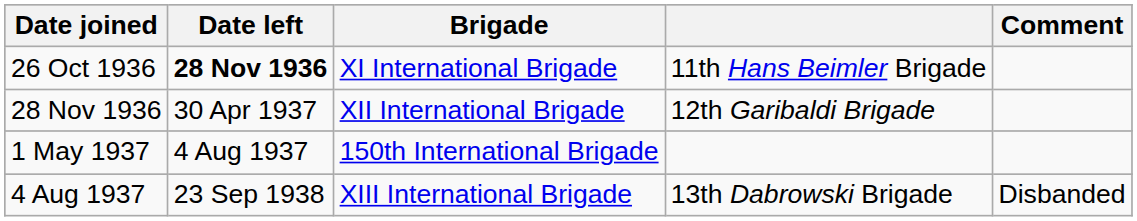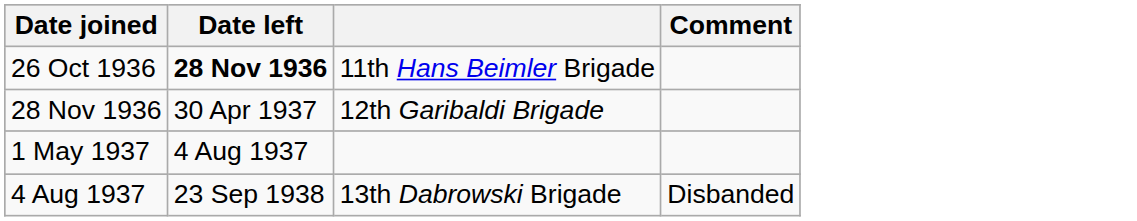- column: (499, 25)
